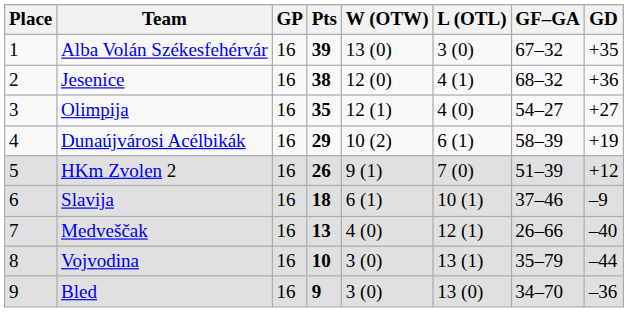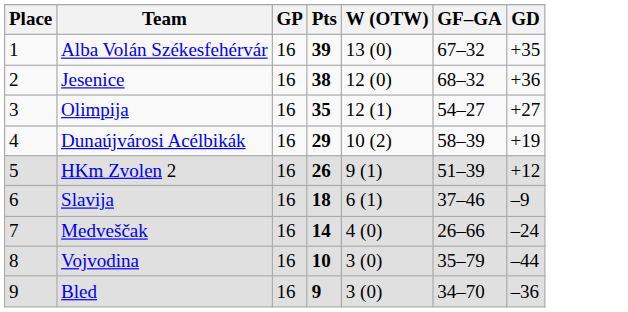- column: (472, 19)
(321, 230) 13 -> (321, 230) 14
(603, 230) –40 -> (525, 230) –24
